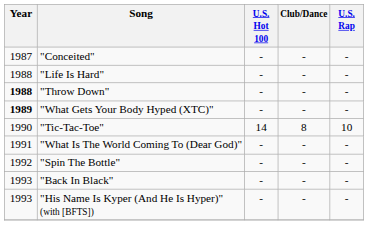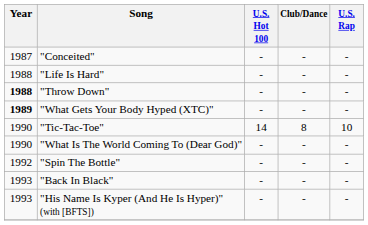(21, 145) 1991 -> (21, 145) 1990
